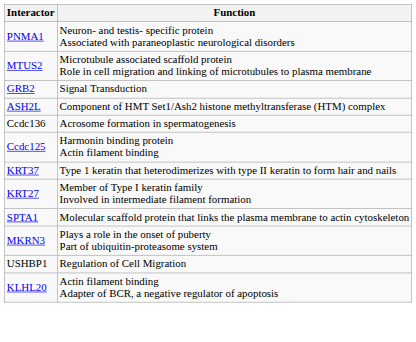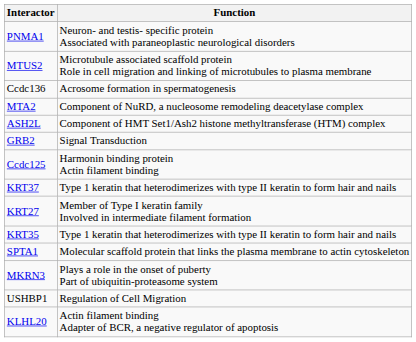rows swapped: (21, 89) <-> (26, 123)
+ row: (21, 106)
+ row: (23, 234)
